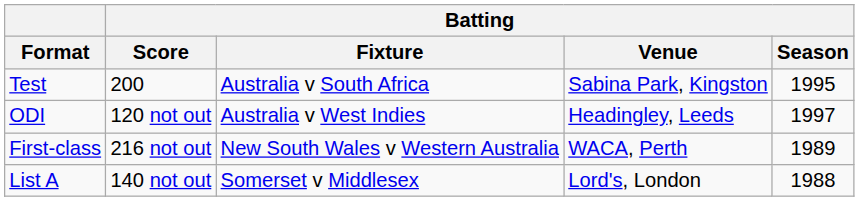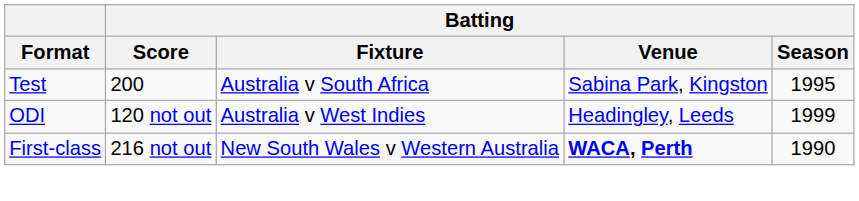(813, 116) 1997 -> (813, 116) 1999
(628, 148) normal -> (630, 148) bold
(813, 148) 1989 -> (813, 148) 1990
- row: (34, 180)
